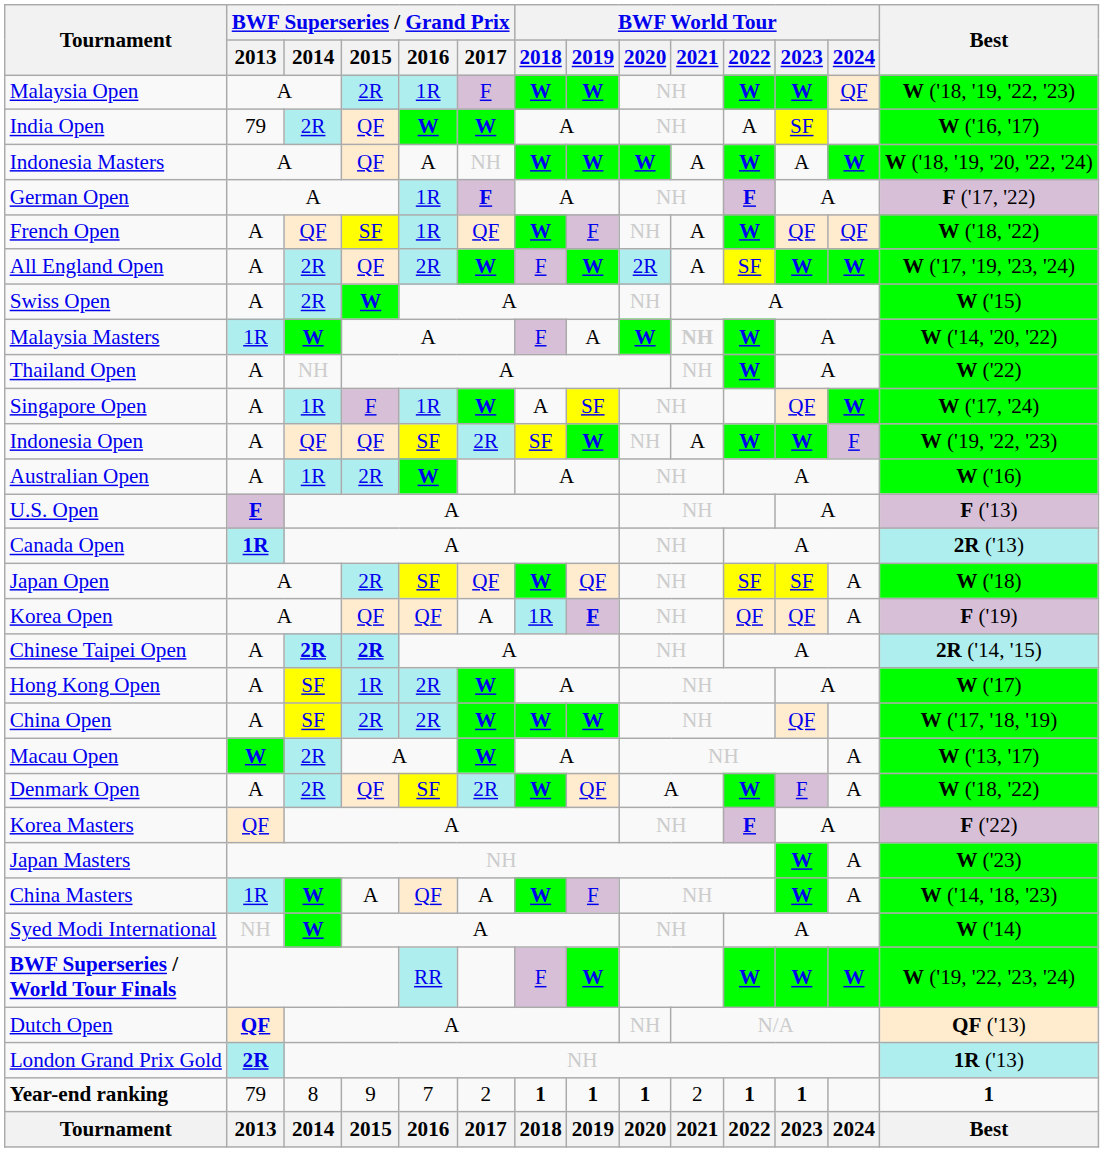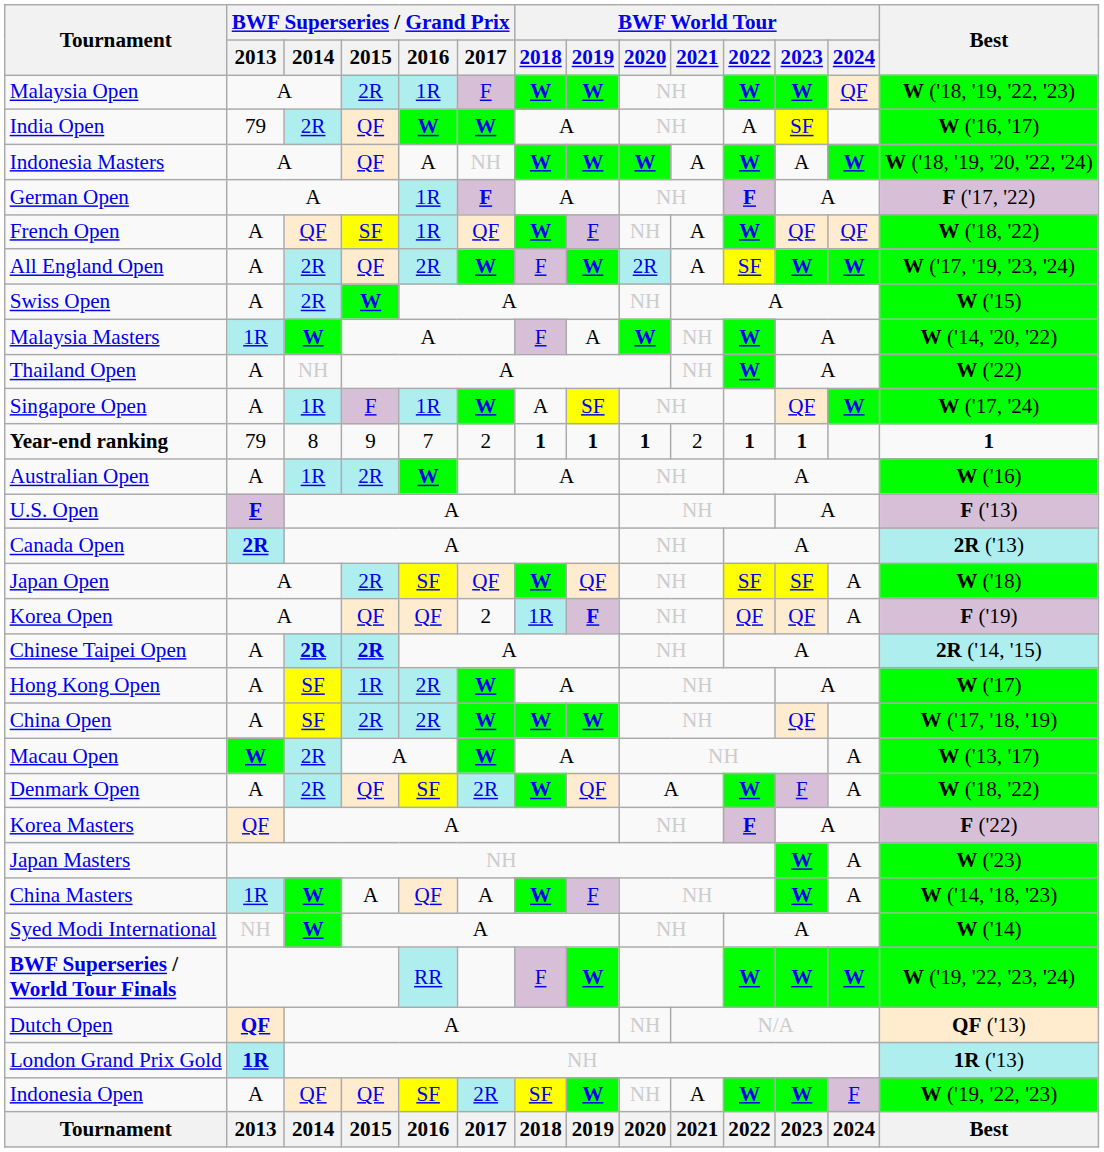(697, 336) bold -> (697, 336) normal
rows swapped: (76, 441) <-> (89, 1094)
(256, 546) 1R -> (256, 546) 2R
(486, 615) A -> (486, 615) 2
(256, 1059) 2R -> (256, 1059) 1R
